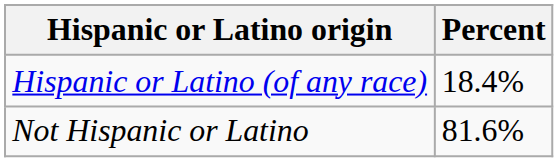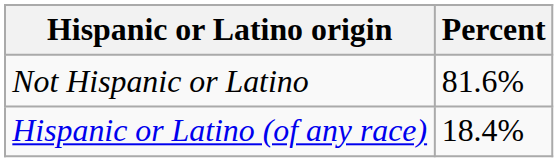rows swapped: (220, 80) <-> (160, 130)
